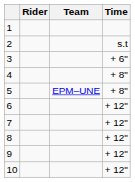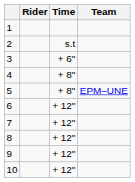columns swapped: (76, 12) <-> (116, 12)
